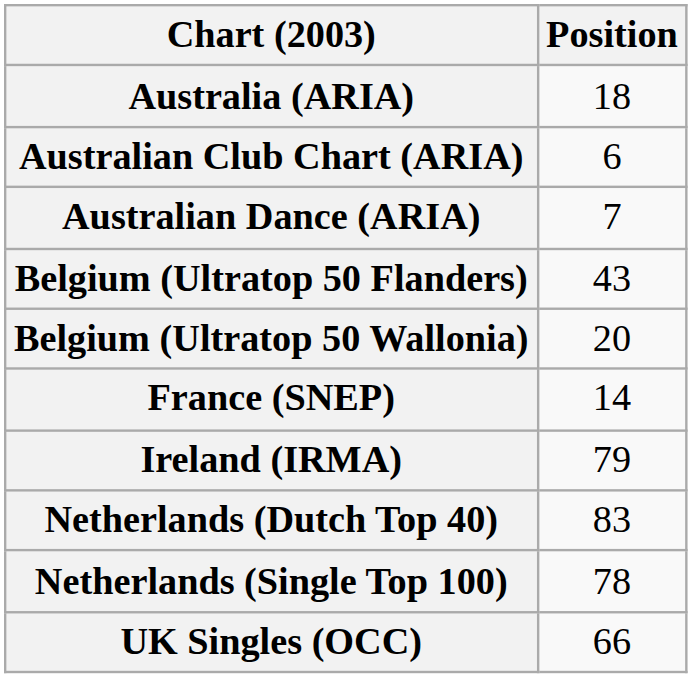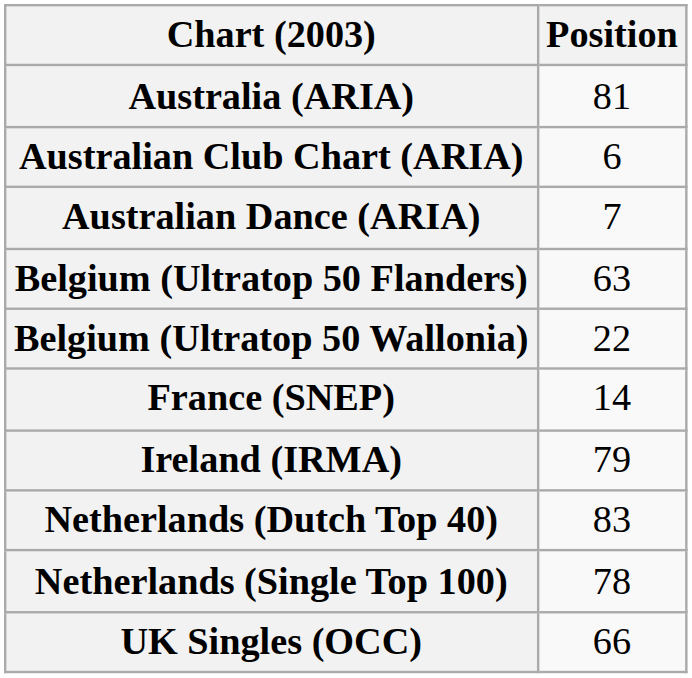(612, 95) 18 -> (612, 95) 81
(612, 277) 43 -> (612, 277) 63
(612, 338) 20 -> (612, 338) 22
